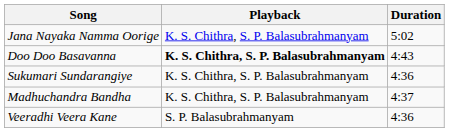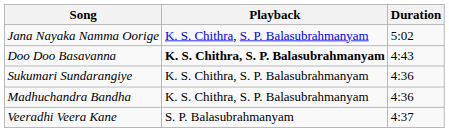(402, 96) 4:37 -> (402, 96) 4:36
(402, 117) 4:36 -> (402, 117) 4:37
